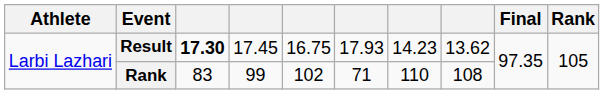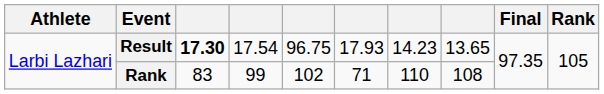(255, 47) 17.45 -> (255, 47) 17.54
(309, 47) 16.75 -> (309, 47) 96.75
(468, 47) 13.62 -> (468, 47) 13.65
